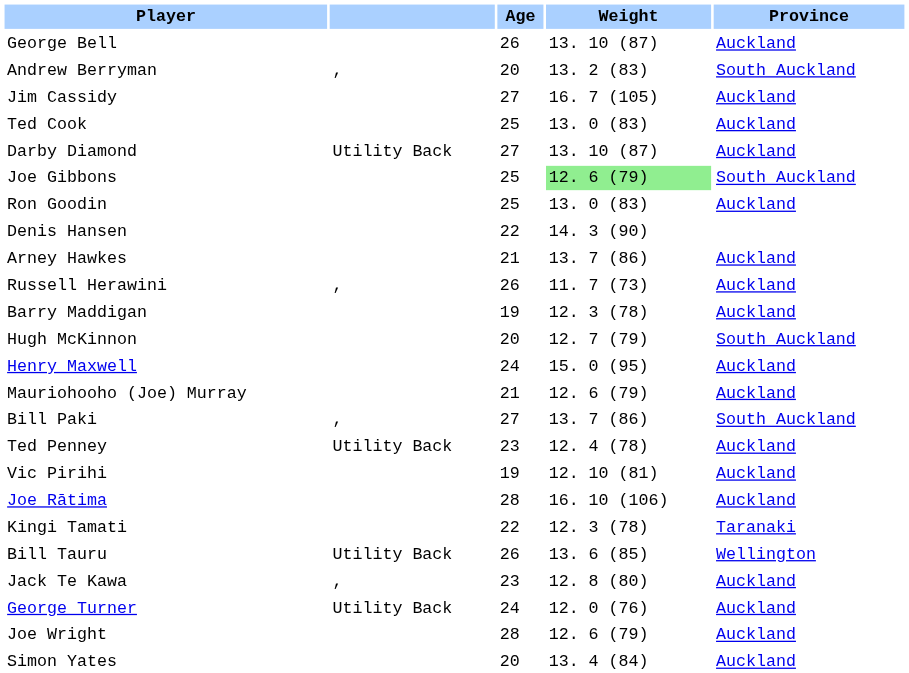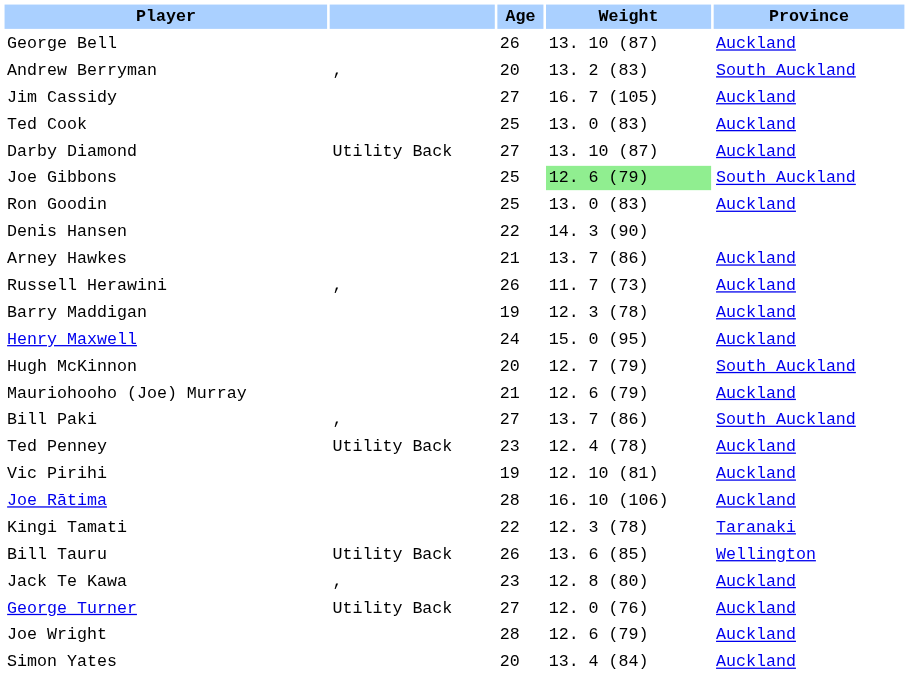rows swapped: (72, 366) <-> (72, 339)
(510, 608) 24 -> (510, 608) 27
